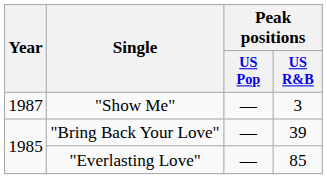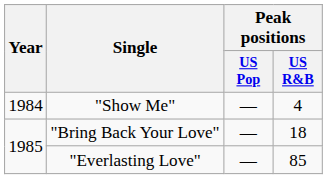(26, 105) 1987 -> (26, 105) 1984
(298, 105) 3 -> (298, 105) 4
(298, 132) 39 -> (298, 132) 18
